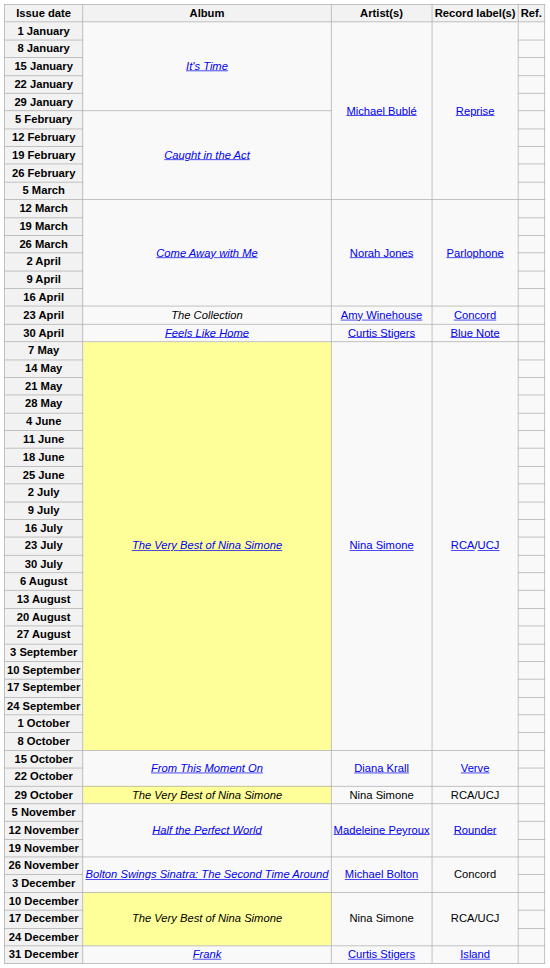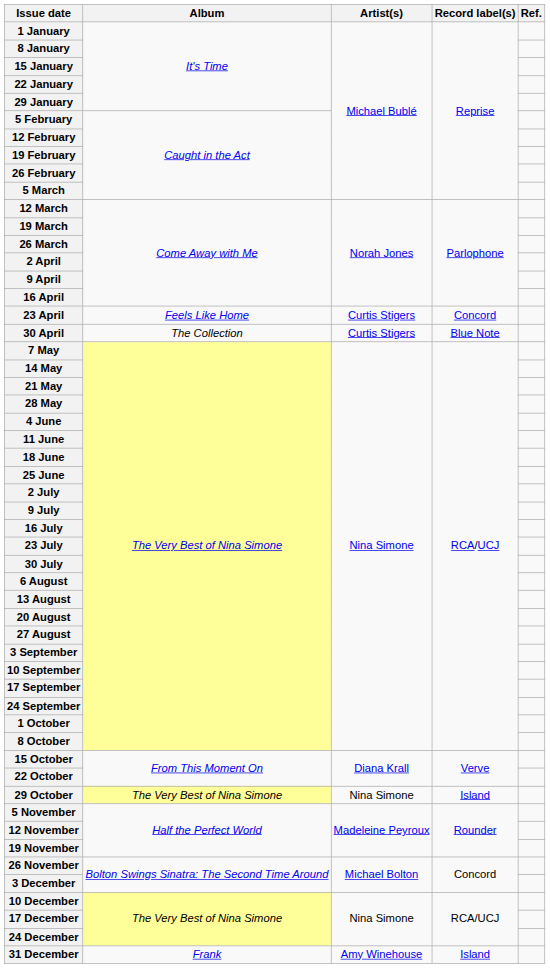(207, 315) The Collection -> (207, 315) Feels Like Home
(382, 315) Amy Winehouse -> (382, 315) Curtis Stigers
(207, 333) Feels Like Home -> (207, 333) The Collection
(475, 794) RCA/UCJ -> (475, 794) Island
(382, 954) Curtis Stigers -> (382, 954) Amy Winehouse
